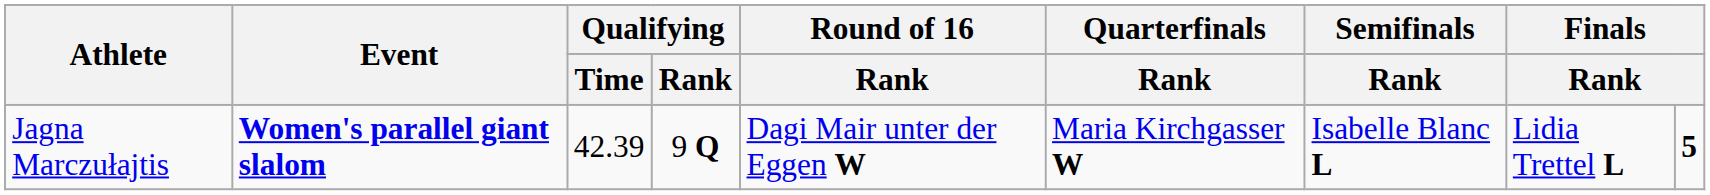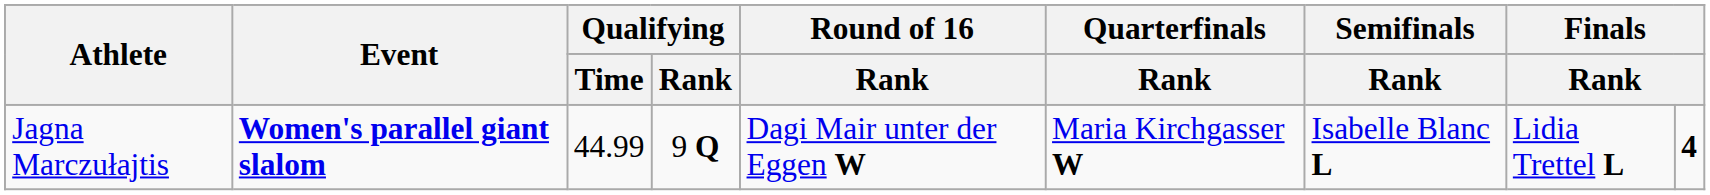(609, 146) 42.39 -> (609, 146) 44.99
(1689, 146) 5 -> (1689, 146) 4
